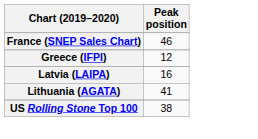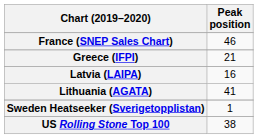(166, 58) 12 -> (230, 58) 21
+ row: (106, 108)
